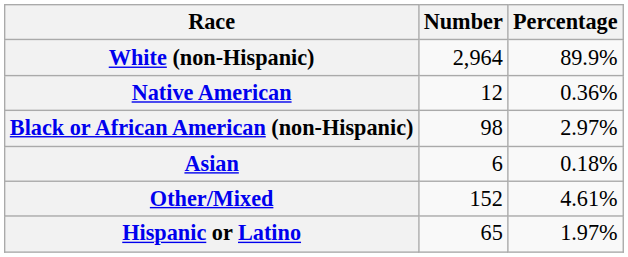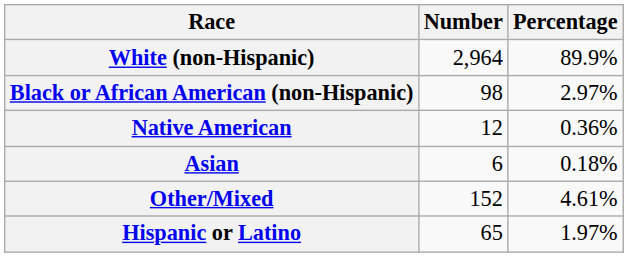rows swapped: (212, 127) <-> (212, 92)
